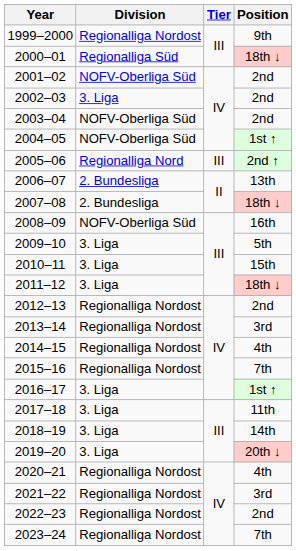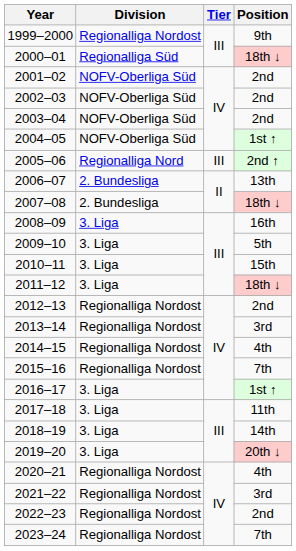(99, 98) 3. Liga -> (137, 98) NOFV-Oberliga Süd
(137, 222) NOFV-Oberliga Süd -> (99, 222) 3. Liga
